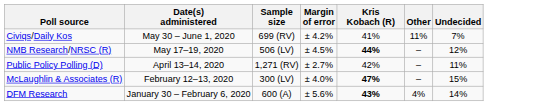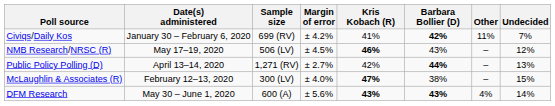+ column: (438, 17)
(189, 36) May 30 – June 1, 2020 -> (189, 36) January 30 – February 6, 2020
(371, 51) 44% -> (371, 51) 46%
(458, 65) 11% -> (525, 65) 13%
(189, 94) January 30 – February 6, 2020 -> (189, 94) May 30 – June 1, 2020
